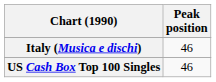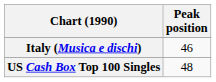(187, 67) 46 -> (187, 67) 48
